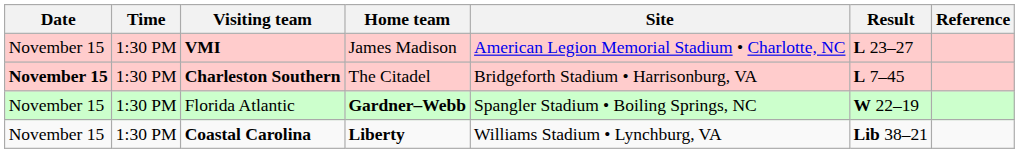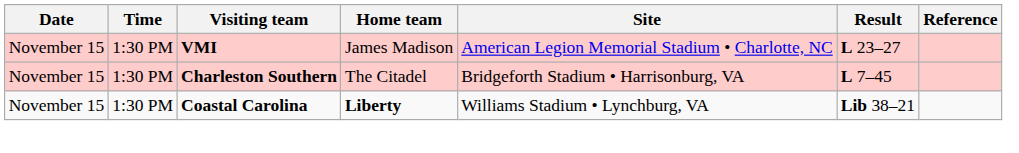(58, 76) bold -> (56, 76) normal
- row: (240, 105)
